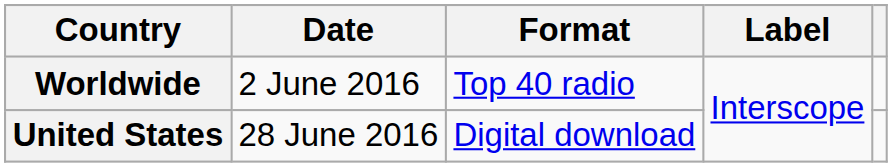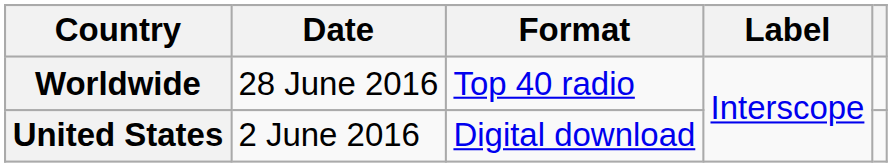(329, 82) 2 June 2016 -> (338, 82) 28 June 2016
(338, 135) 28 June 2016 -> (329, 135) 2 June 2016
